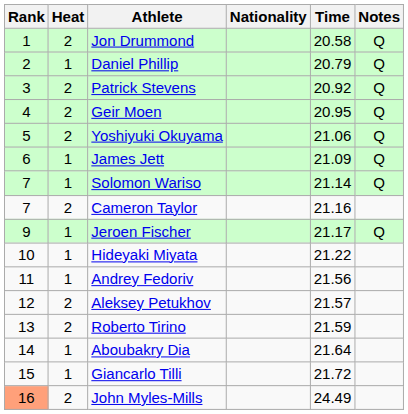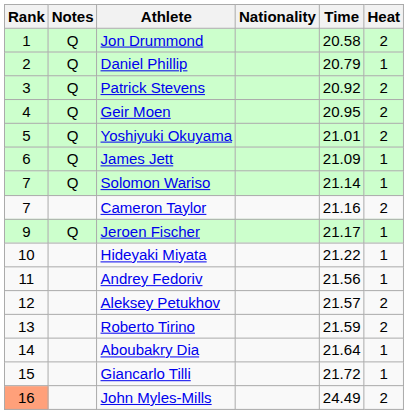columns swapped: (68, 17) <-> (379, 17)
(333, 136) 21.06 -> (342, 136) 21.01
